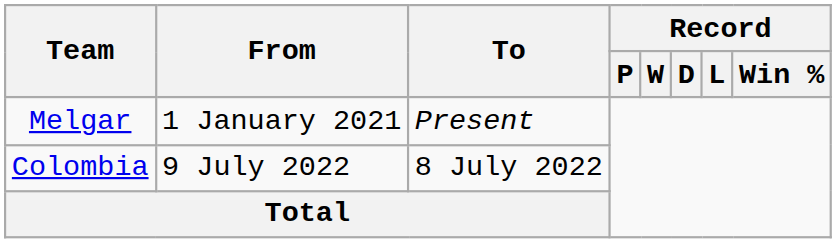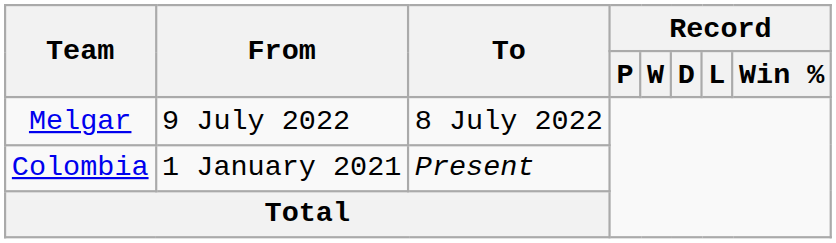(282, 121) 1 January 2021 -> (256, 121) 9 July 2022
(475, 121) Present -> (509, 121) 8 July 2022
(256, 167) 9 July 2022 -> (282, 167) 1 January 2021
(509, 167) 8 July 2022 -> (475, 167) Present
